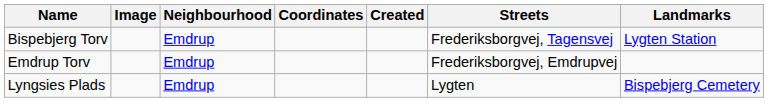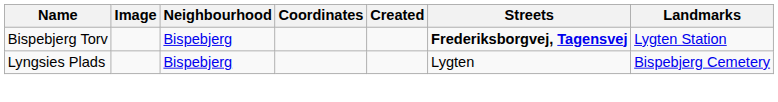(189, 39) Emdrup -> (198, 39) Bispebjerg
(522, 39) normal -> (529, 39) bold
- row: (49, 62)
(189, 85) Emdrup -> (198, 62) Bispebjerg
